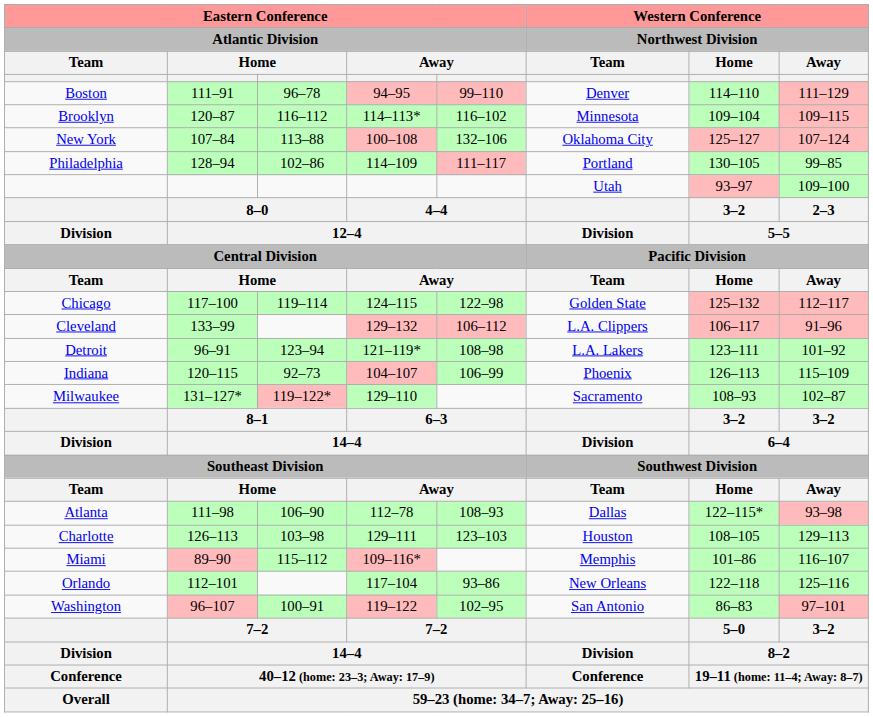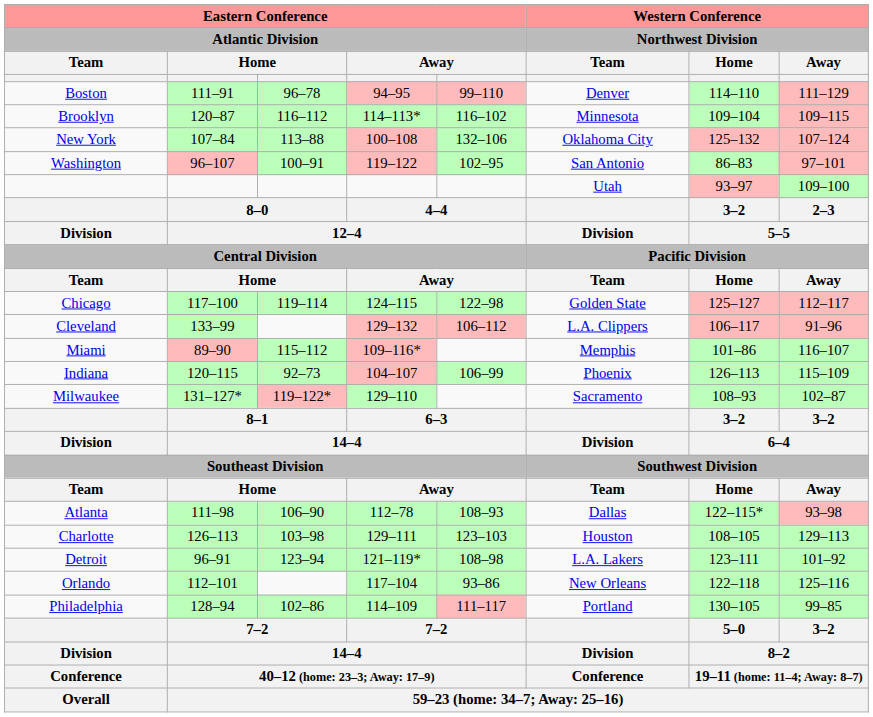(734, 139) 125–127 -> (734, 139) 125–132
rows swapped: (86, 163) <-> (86, 606)
(734, 303) 125–132 -> (734, 303) 125–127
rows swapped: (86, 349) <-> (86, 559)
